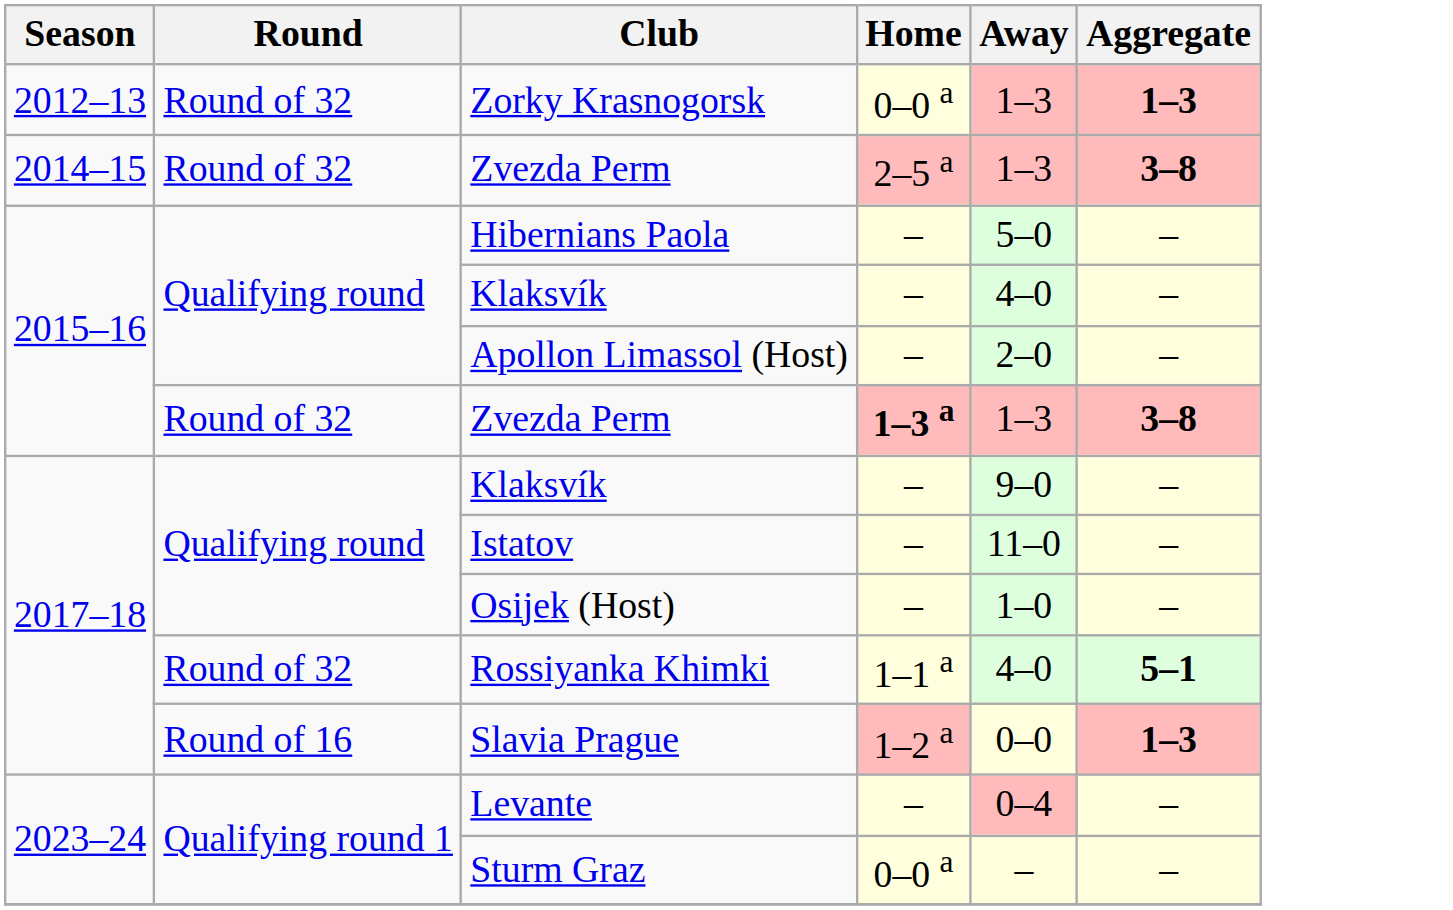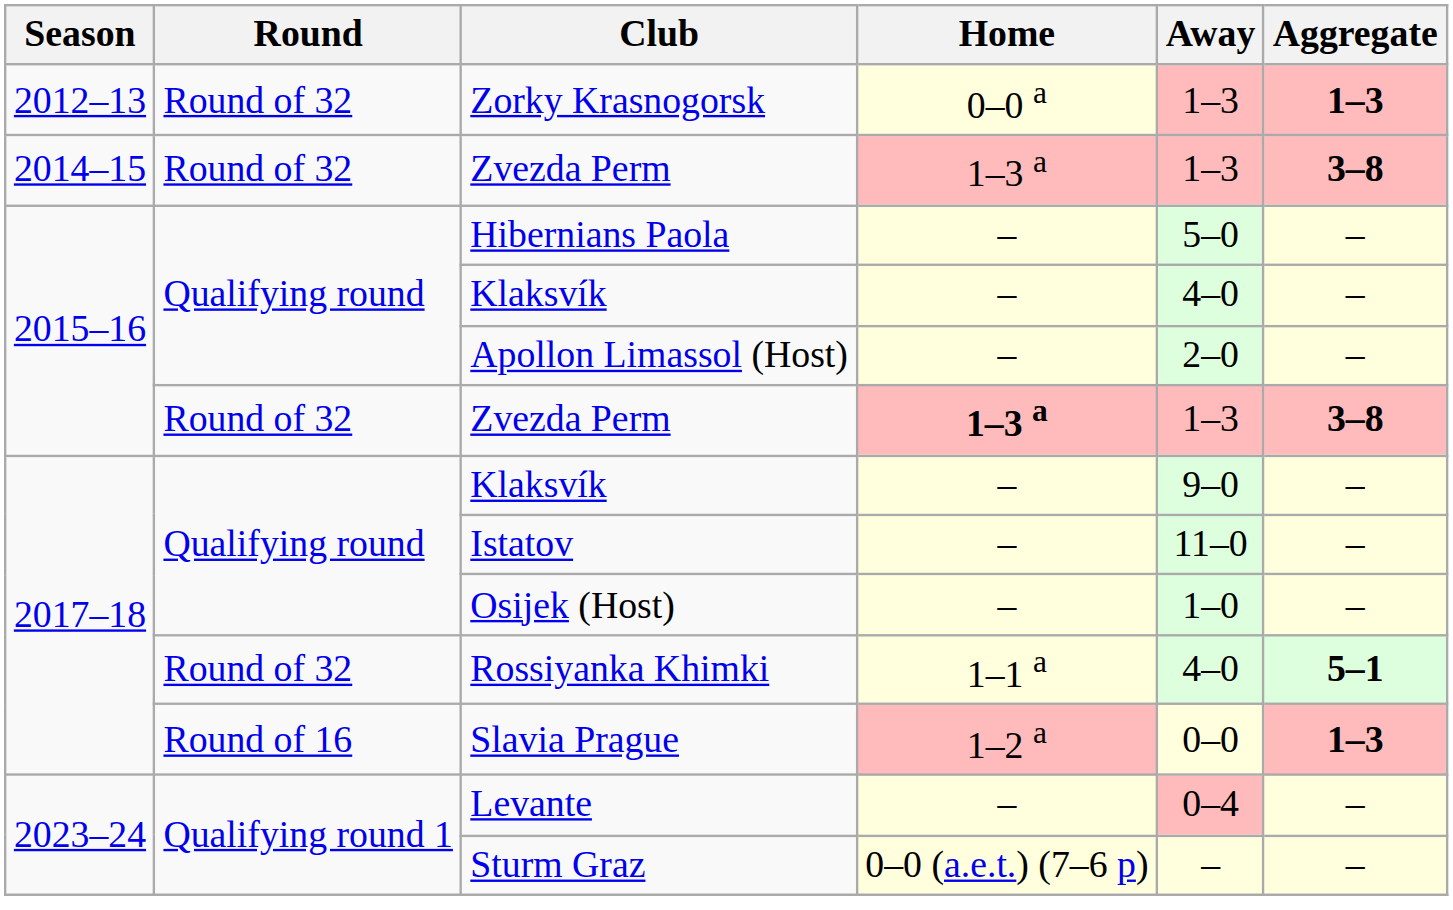(914, 169) 2–5 a -> (1007, 169) 1–3 a
(914, 869) 0–0 a -> (1007, 864) 0–0 (a.e.t.) (7–6 p)
